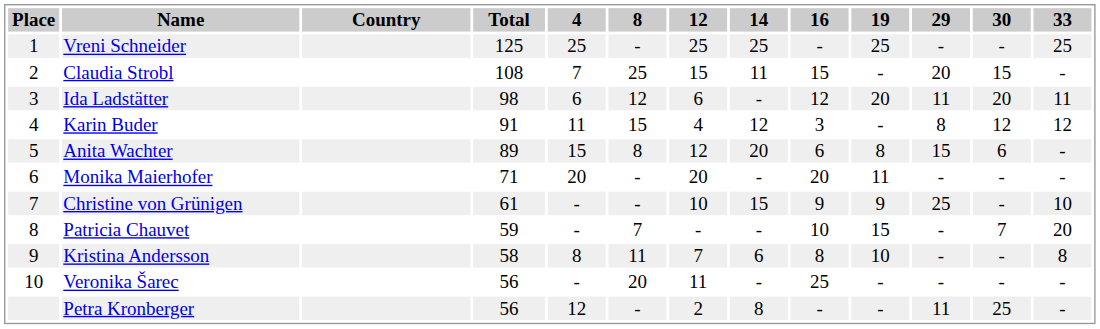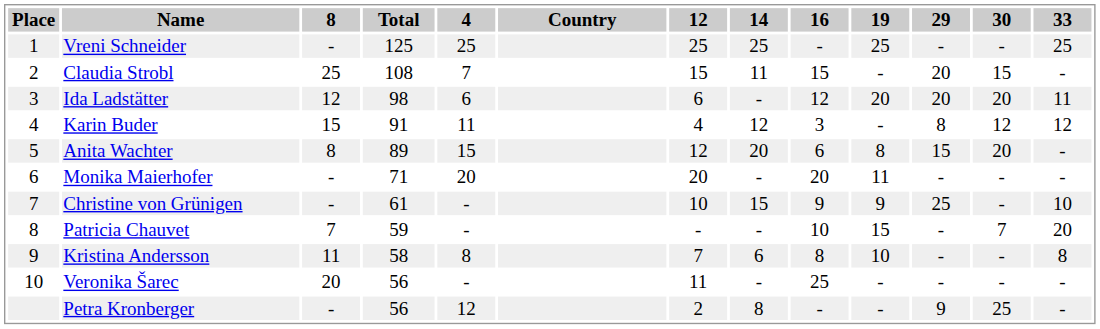columns swapped: (386, 20) <-> (637, 20)
(941, 99) 11 -> (941, 99) 20
(1002, 151) 6 -> (1002, 151) 20
(941, 308) 11 -> (941, 308) 9
